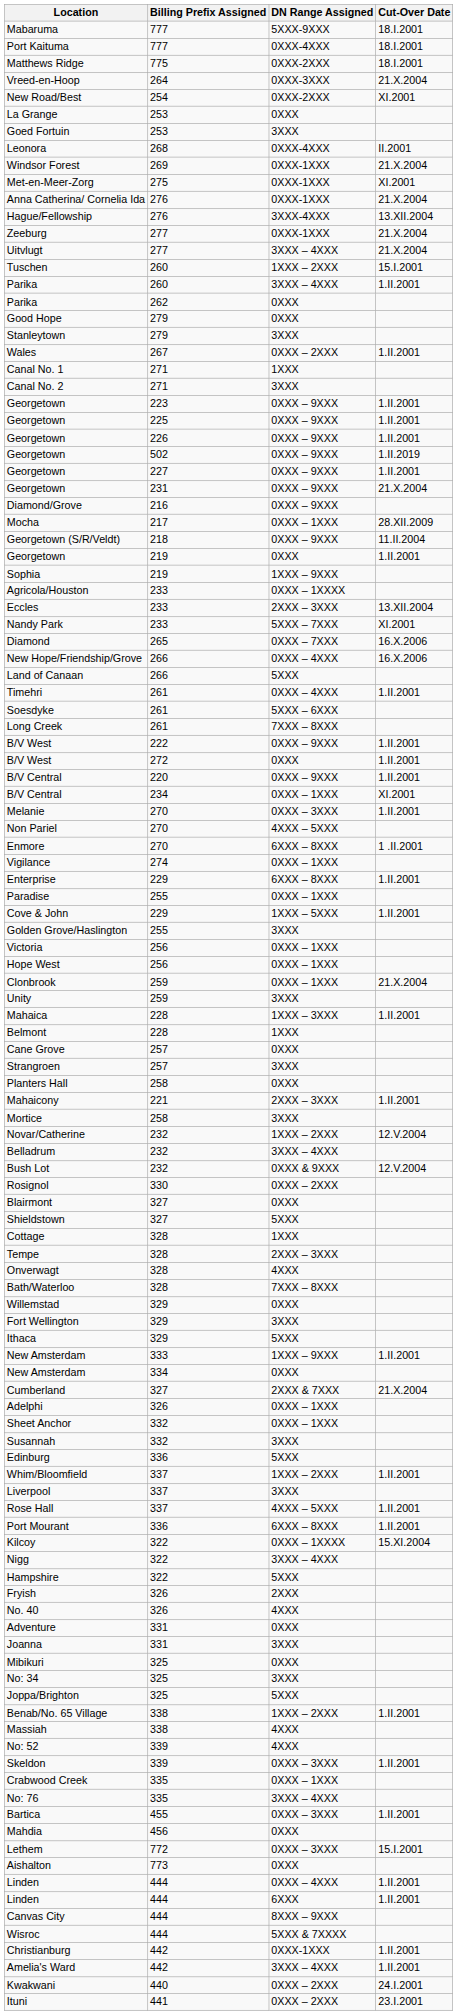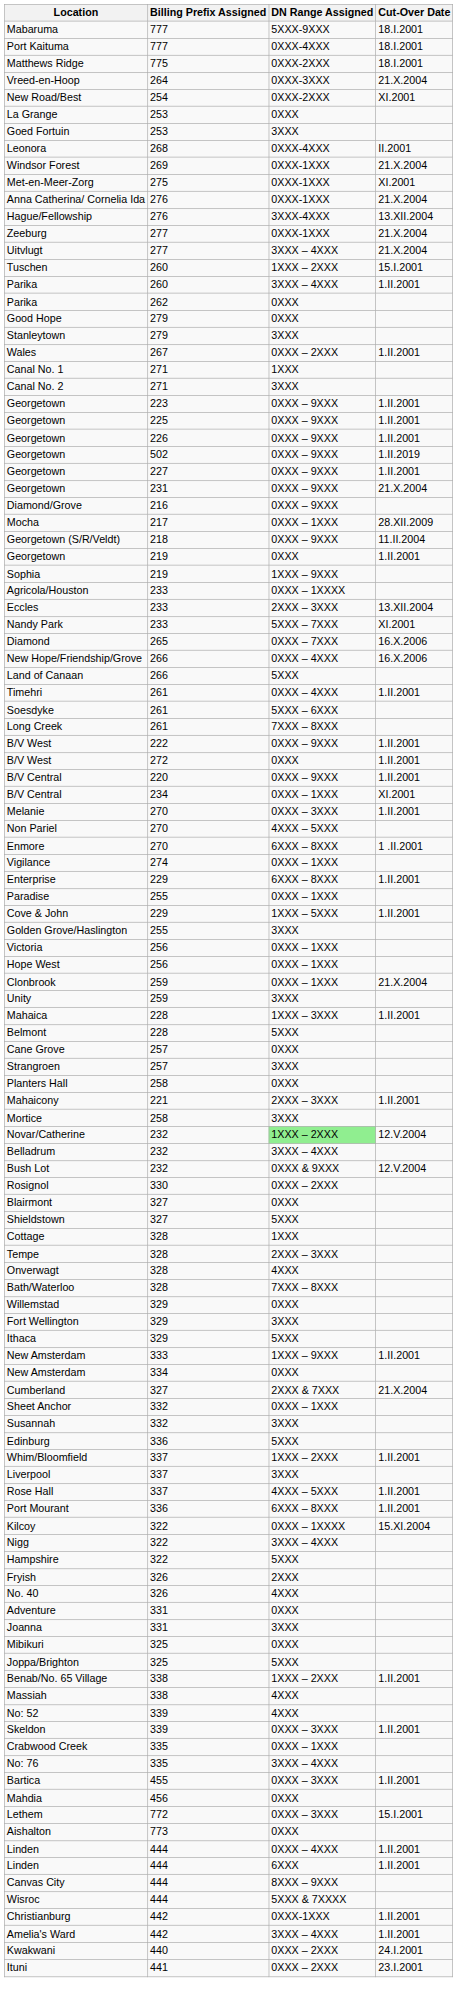(285, 1033) 1XXX -> (285, 1033) 5XXX
(305, 1135) no background -> (305, 1135) lightgreen background
- row: (25, 1407)
- row: (23, 1679)
